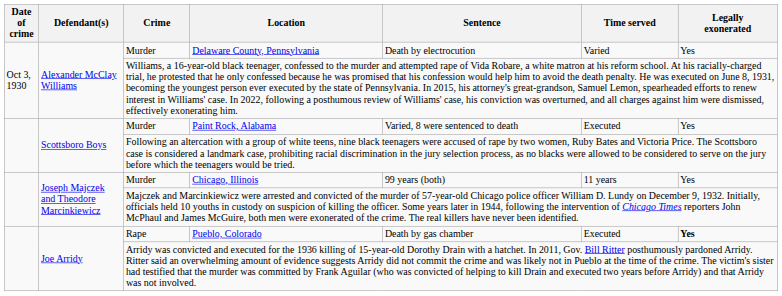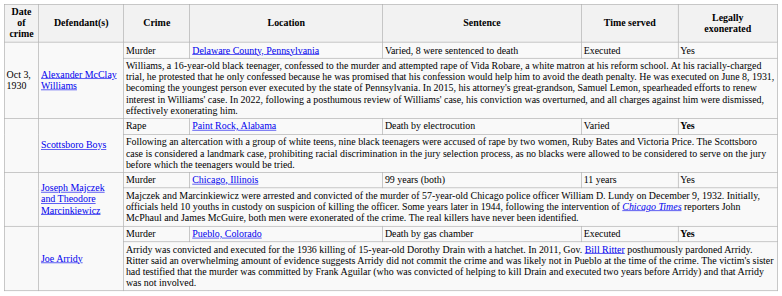(430, 50) Death by electrocution -> (452, 50) Varied, 8 were sentenced to death
(597, 50) Varied -> (602, 50) Executed
(141, 126) Murder -> (136, 126) Rape
(452, 126) Varied, 8 were sentenced to death -> (430, 126) Death by electrocution
(602, 126) Executed -> (597, 126) Varied
(688, 126) normal -> (688, 126) bold
(136, 234) Rape -> (141, 234) Murder
